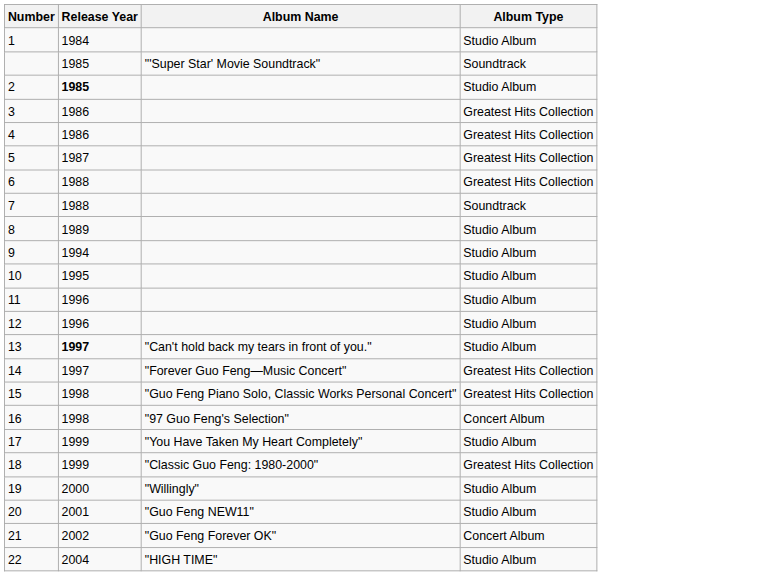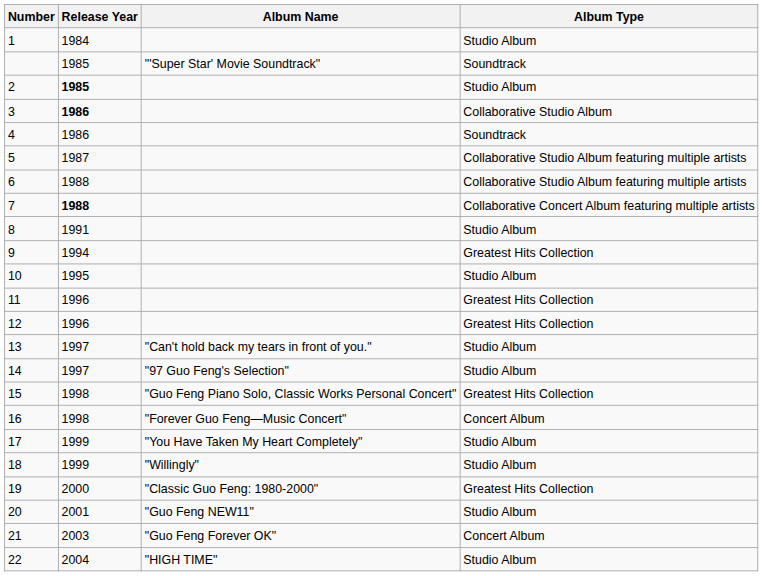(75, 111) normal -> (75, 110) bold
(528, 111) Greatest Hits Collection -> (538, 111) Collaborative Studio Album
(528, 135) Greatest Hits Collection -> (495, 135) Soundtrack
(528, 158) Greatest Hits Collection -> (605, 158) Collaborative Studio Album featuring multiple artists
(528, 182) Greatest Hits Collection -> (605, 182) Collaborative Studio Album featuring multiple artists
(75, 206) normal -> (75, 205) bold
(495, 206) Soundtrack -> (609, 206) Collaborative Concert Album featuring multiple artists
(75, 229) 1989 -> (75, 229) 1991
(500, 253) Studio Album -> (528, 253) Greatest Hits Collection
(500, 300) Studio Album -> (528, 300) Greatest Hits Collection
(500, 324) Studio Album -> (528, 324) Greatest Hits Collection
(75, 346) bold -> (75, 347) normal
(246, 371) "Forever Guo Feng—Music Concert" -> (217, 371) "97 Guo Feng's Selection"
(528, 371) Greatest Hits Collection -> (500, 371) Studio Album
(217, 418) "97 Guo Feng's Selection" -> (246, 418) "Forever Guo Feng—Music Concert"
(231, 465) "Classic Guo Feng: 1980-2000" -> (172, 465) "Willingly"
(528, 465) Greatest Hits Collection -> (500, 465) Studio Album
(172, 489) "Willingly" -> (231, 489) "Classic Guo Feng: 1980-2000"
(500, 489) Studio Album -> (528, 489) Greatest Hits Collection
(75, 536) 2002 -> (75, 536) 2003
